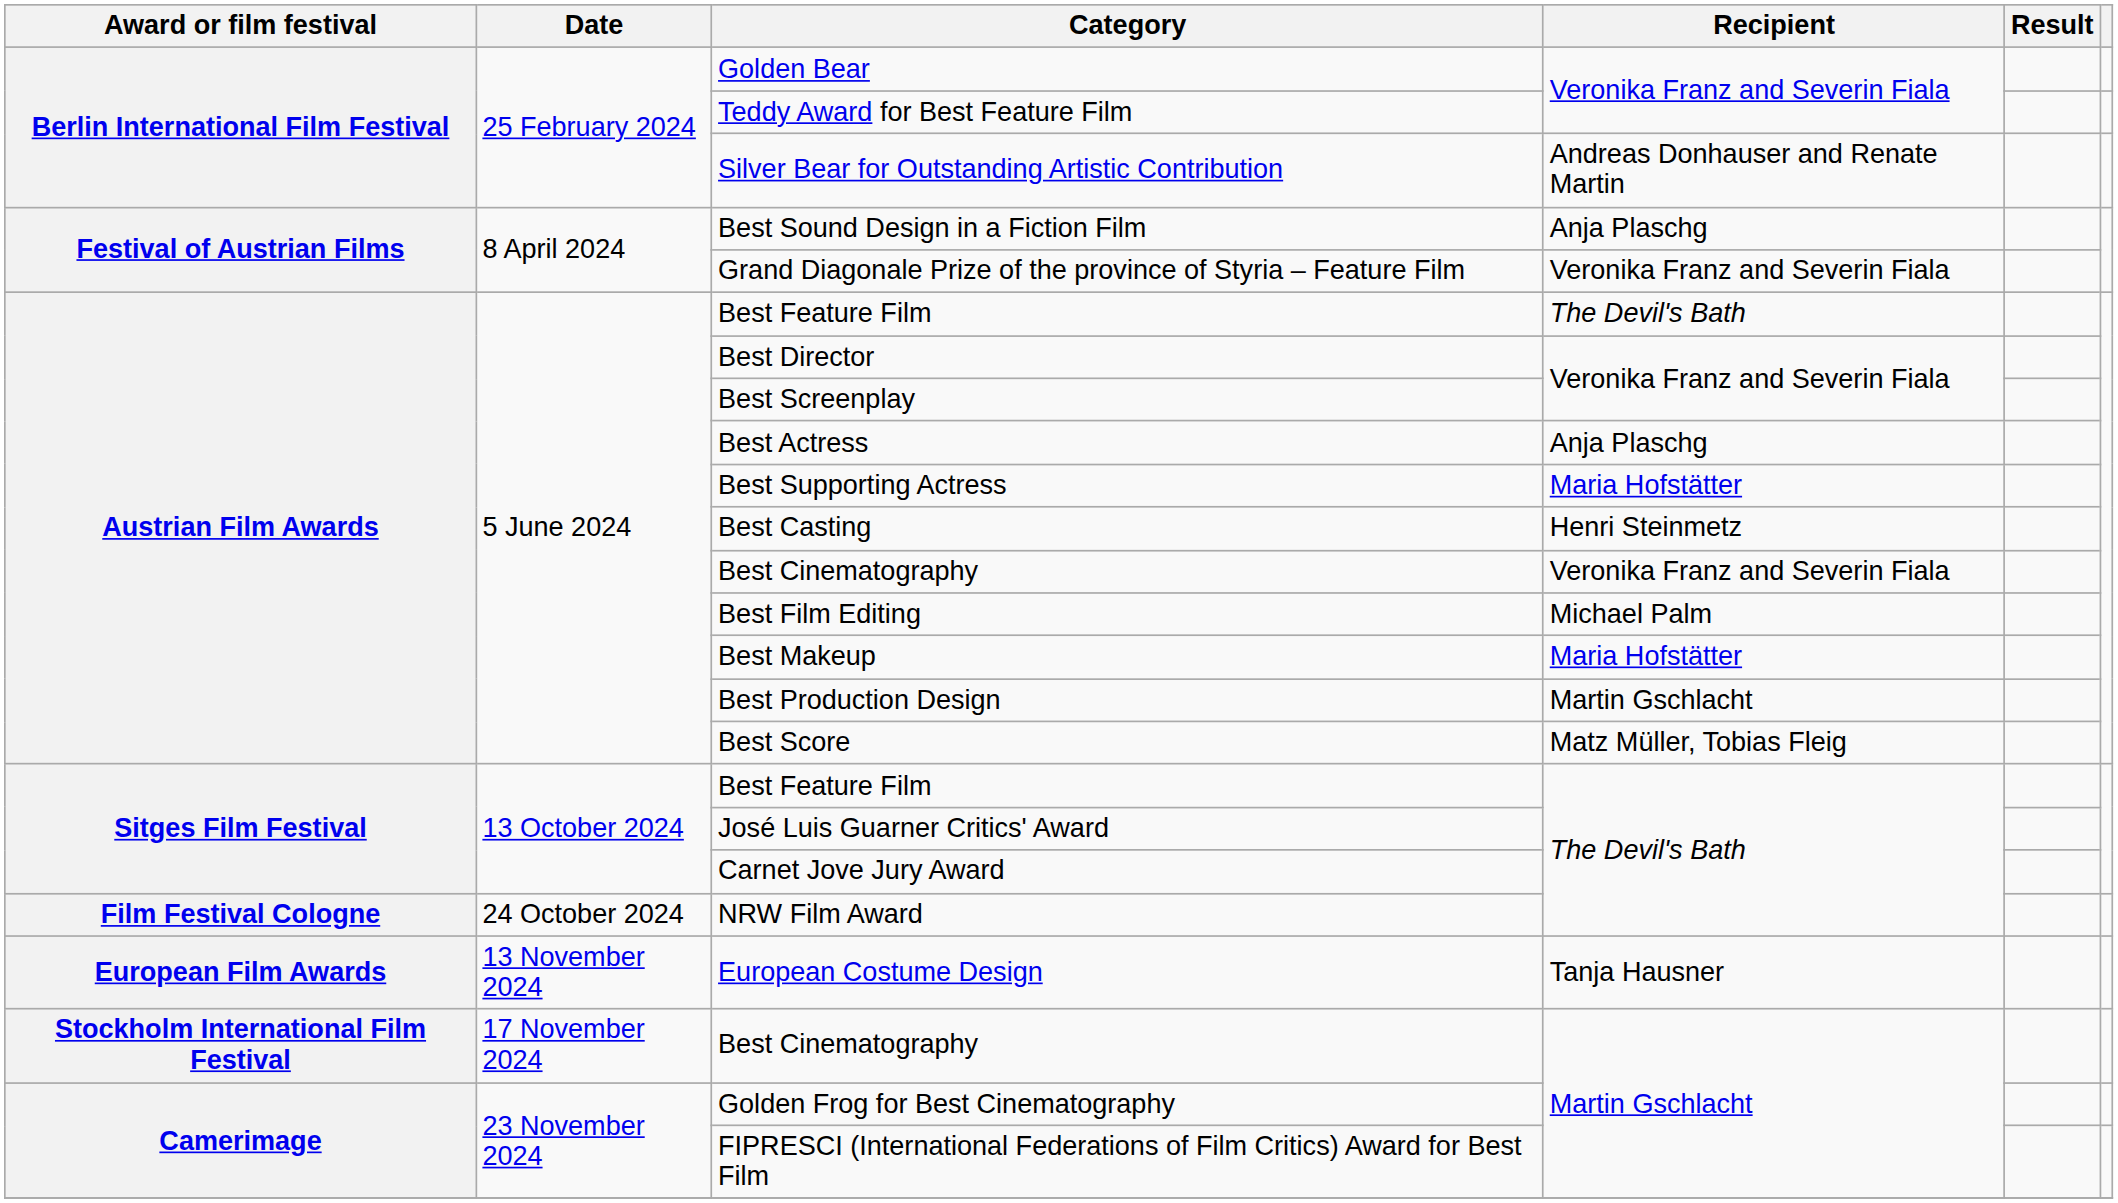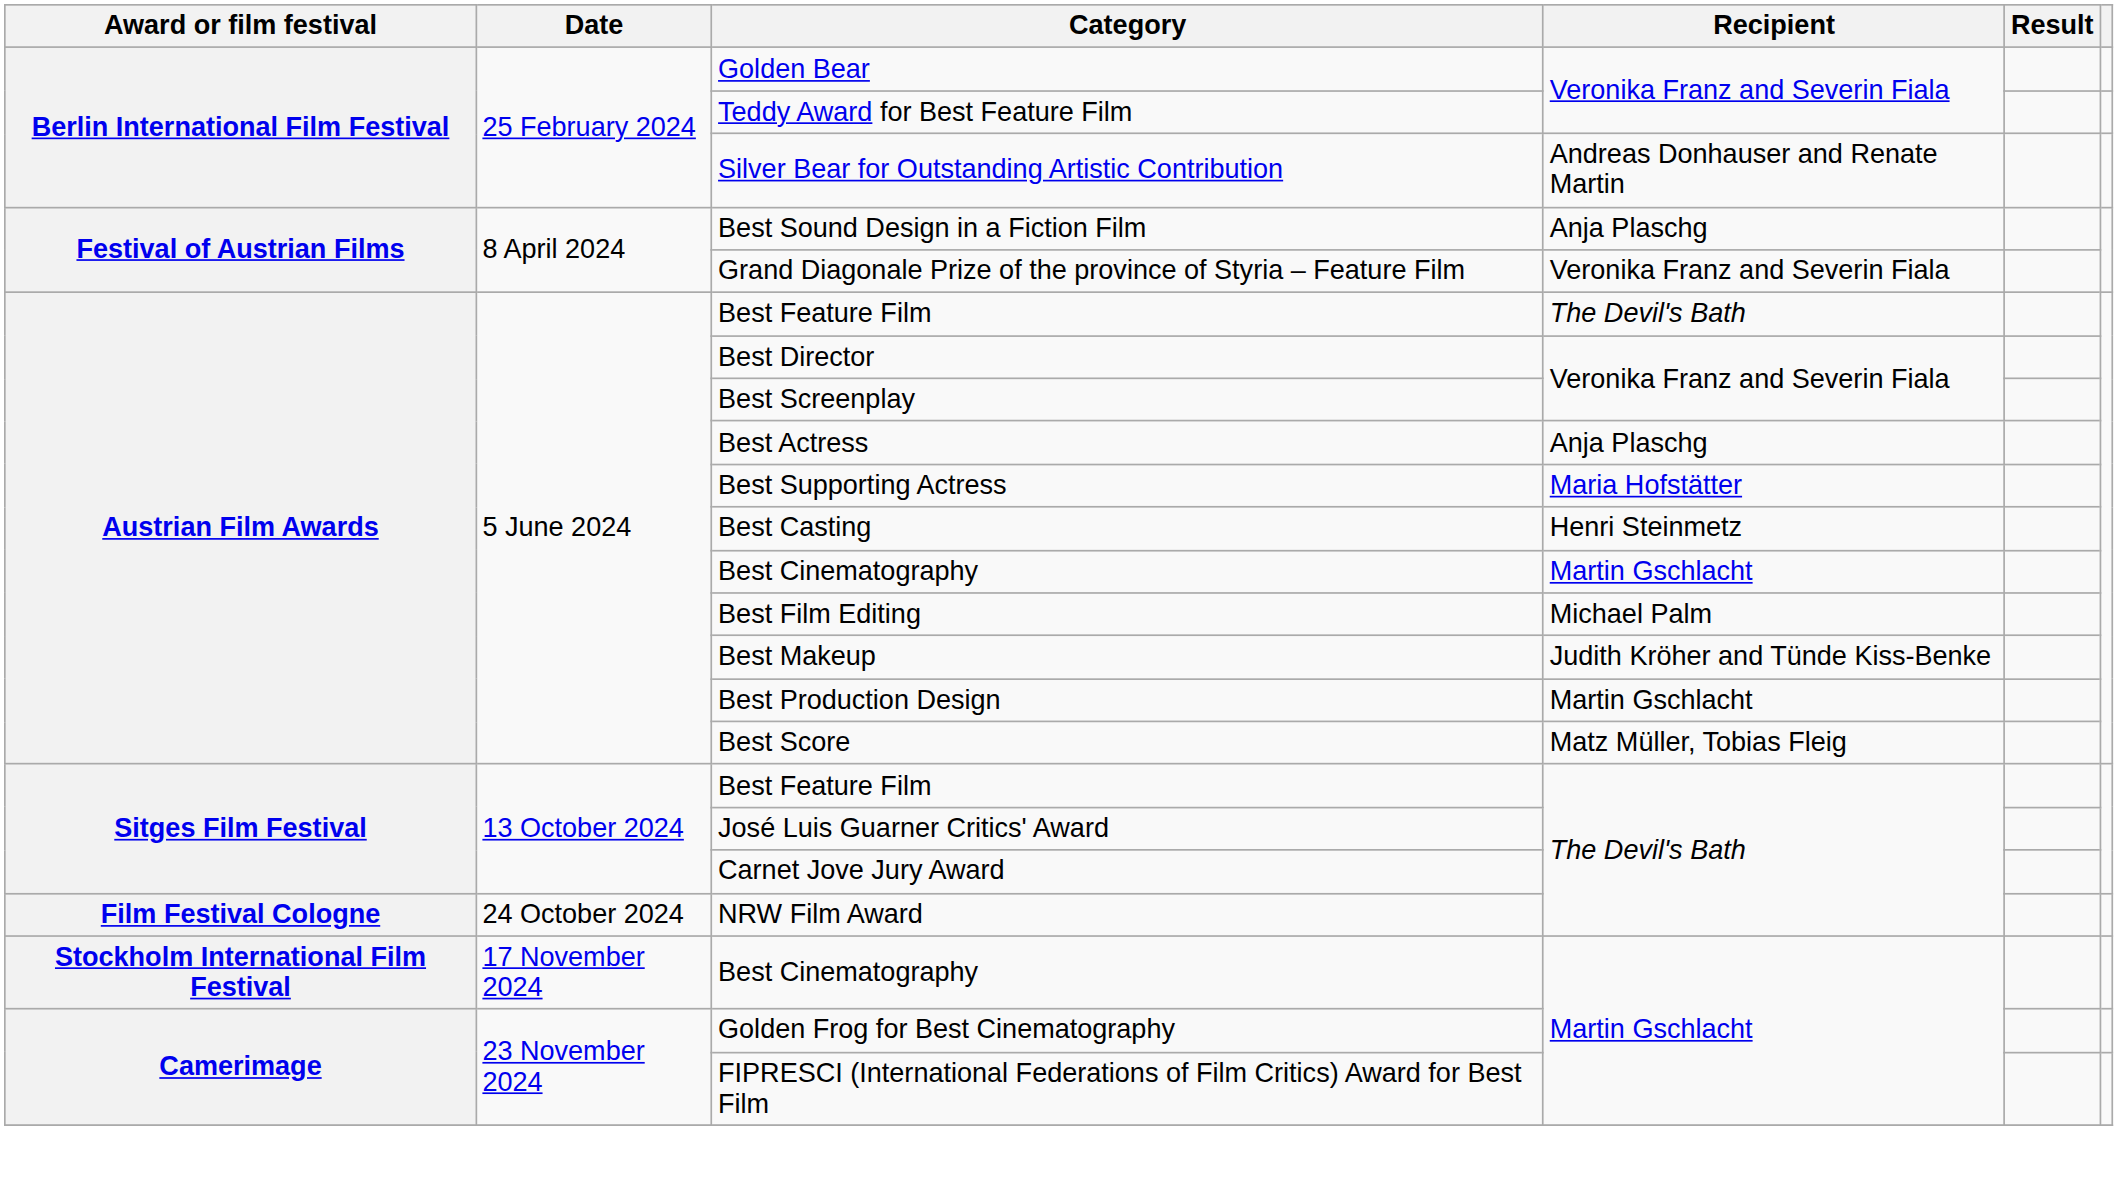(1750, 570) Veronika Franz and Severin Fiala -> (1651, 570) Martin Gschlacht
(1646, 656) Maria Hofstätter -> (1770, 656) Judith Kröher and Tünde Kiss-Benke
- row: (241, 972)
